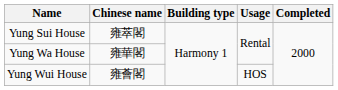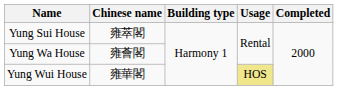(127, 53) 雍華閣 -> (127, 53) 雍薈閣
(127, 74) 雍薈閣 -> (127, 74) 雍華閣
(255, 74) no background -> (255, 74) khaki background
